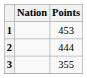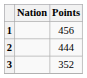(66, 30) 453 -> (66, 30) 456
(66, 65) 355 -> (66, 65) 352
